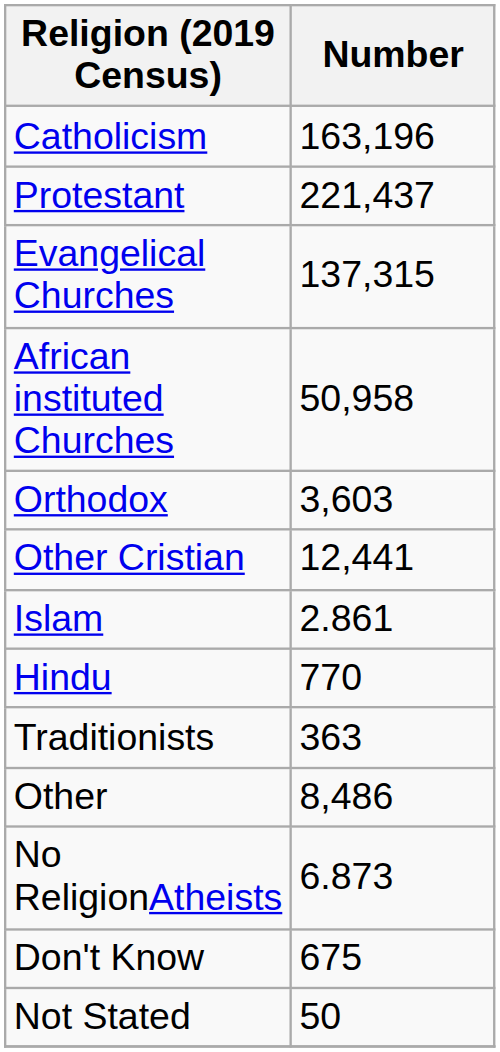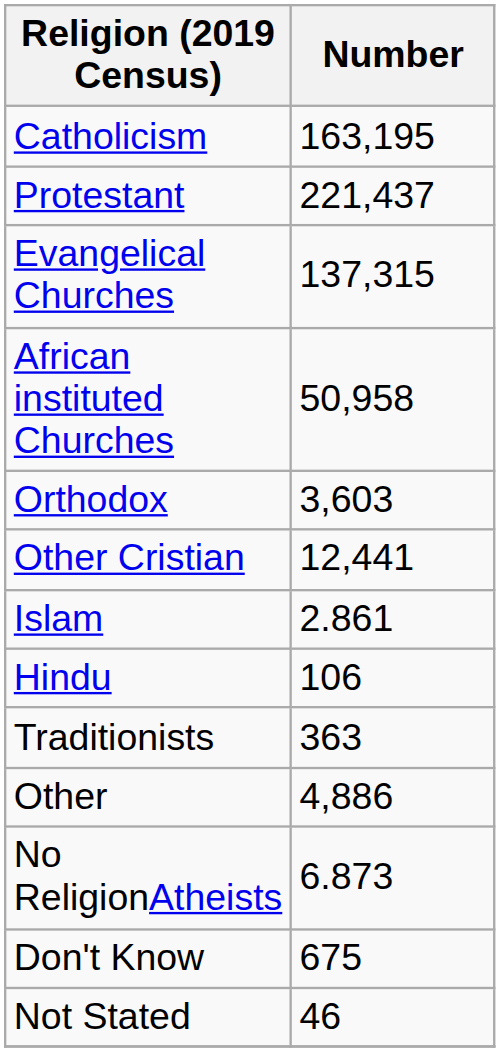(367, 135) 163,196 -> (367, 135) 163,195
(331, 677) 770 -> (331, 677) 106
(346, 796) 8,486 -> (346, 796) 4,886
(320, 1016) 50 -> (320, 1016) 46
